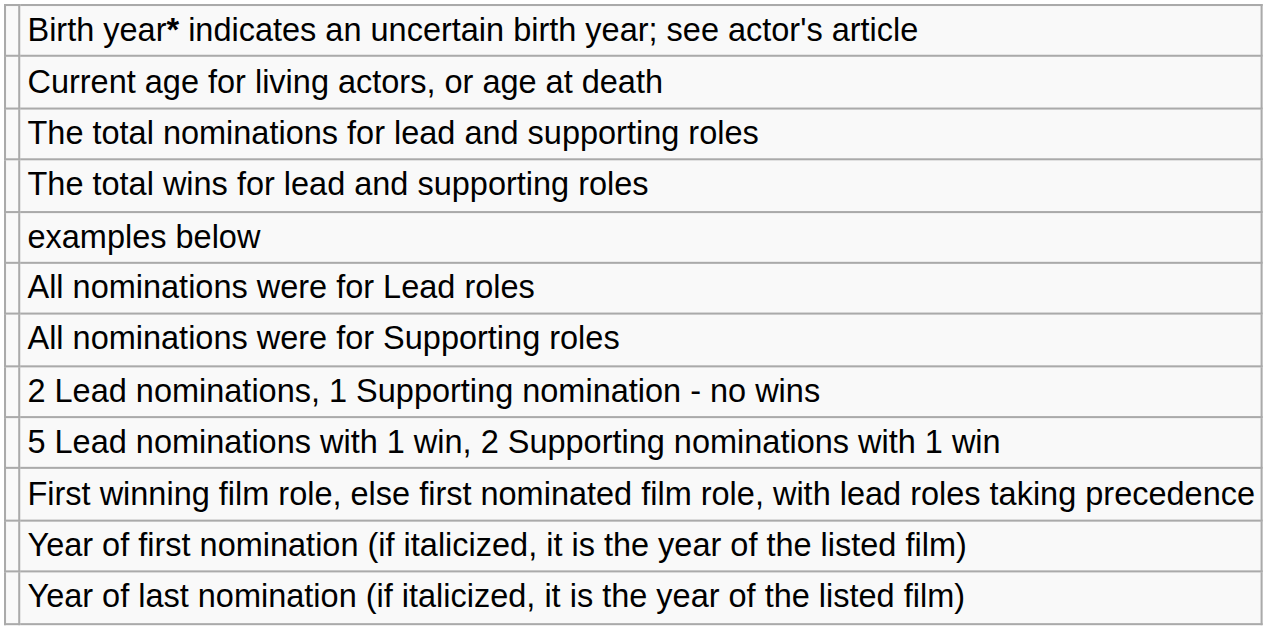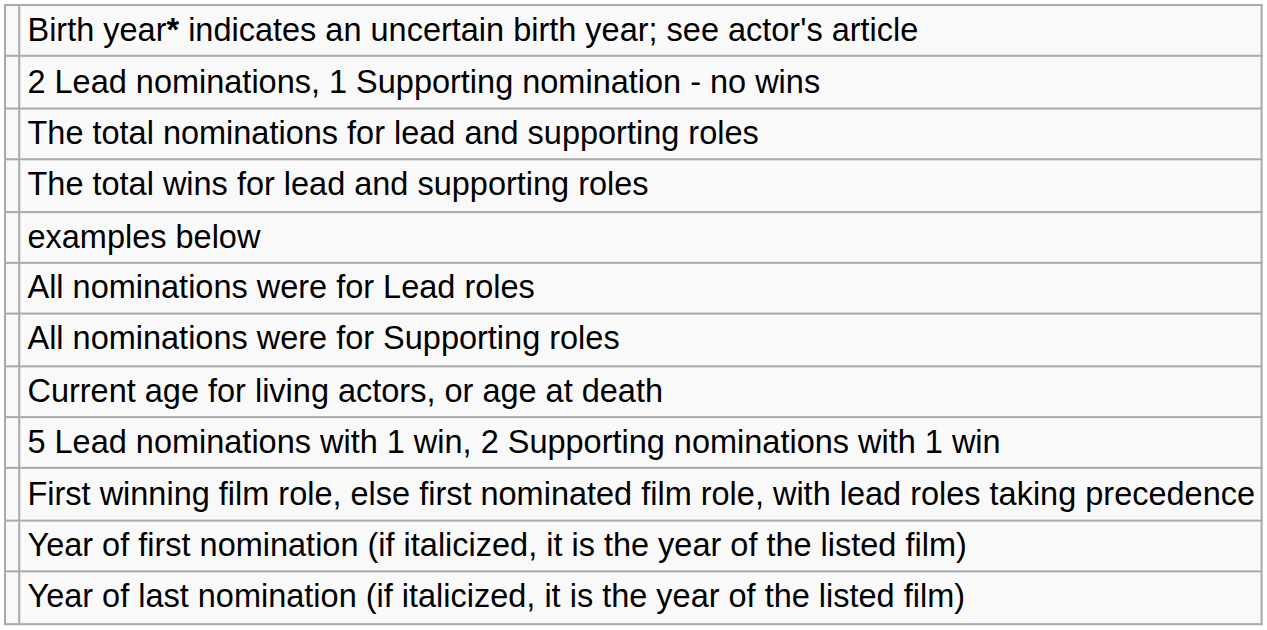rows swapped: (345, 81) <-> (424, 390)
